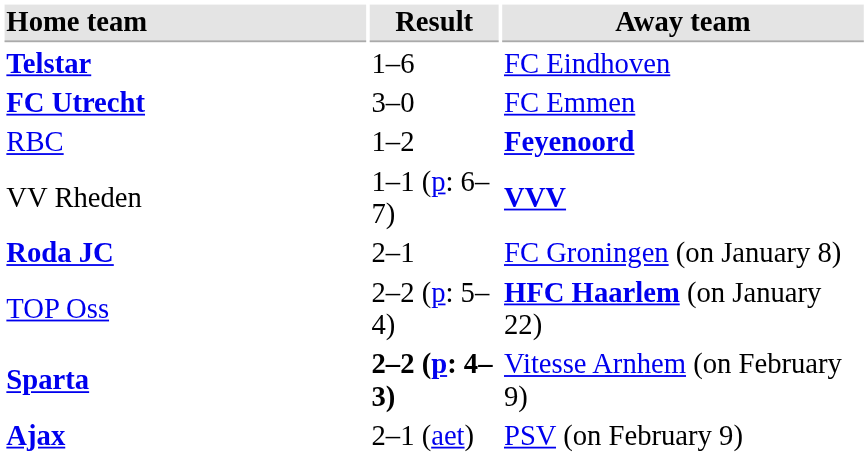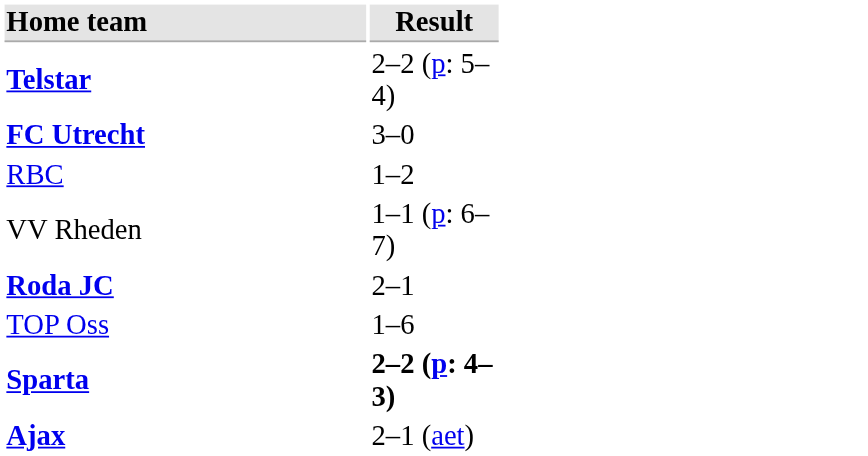- column: (683, 22)
(393, 63) 1–6 -> (430, 79) 2–2 (p: 5–4)
(430, 308) 2–2 (p: 5–4) -> (393, 324) 1–6
